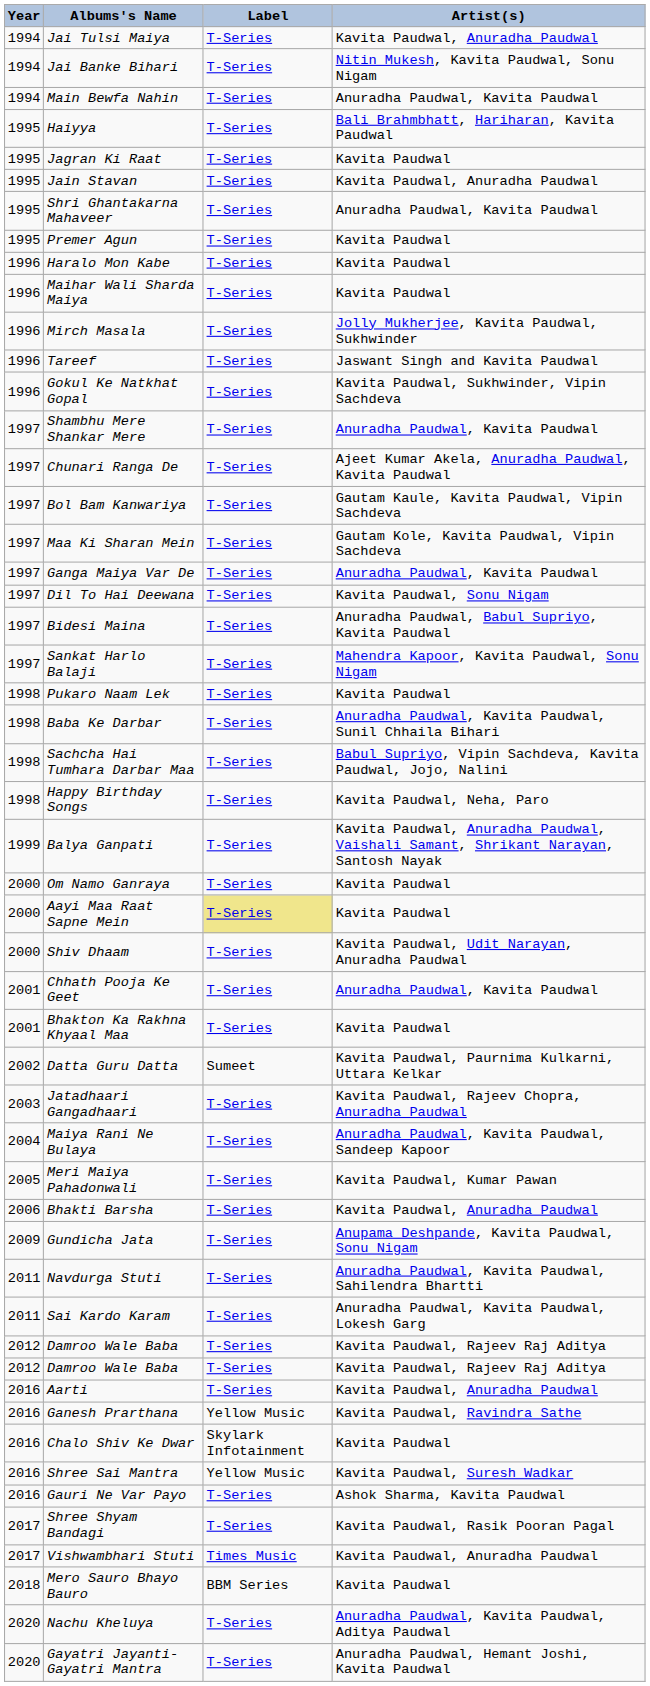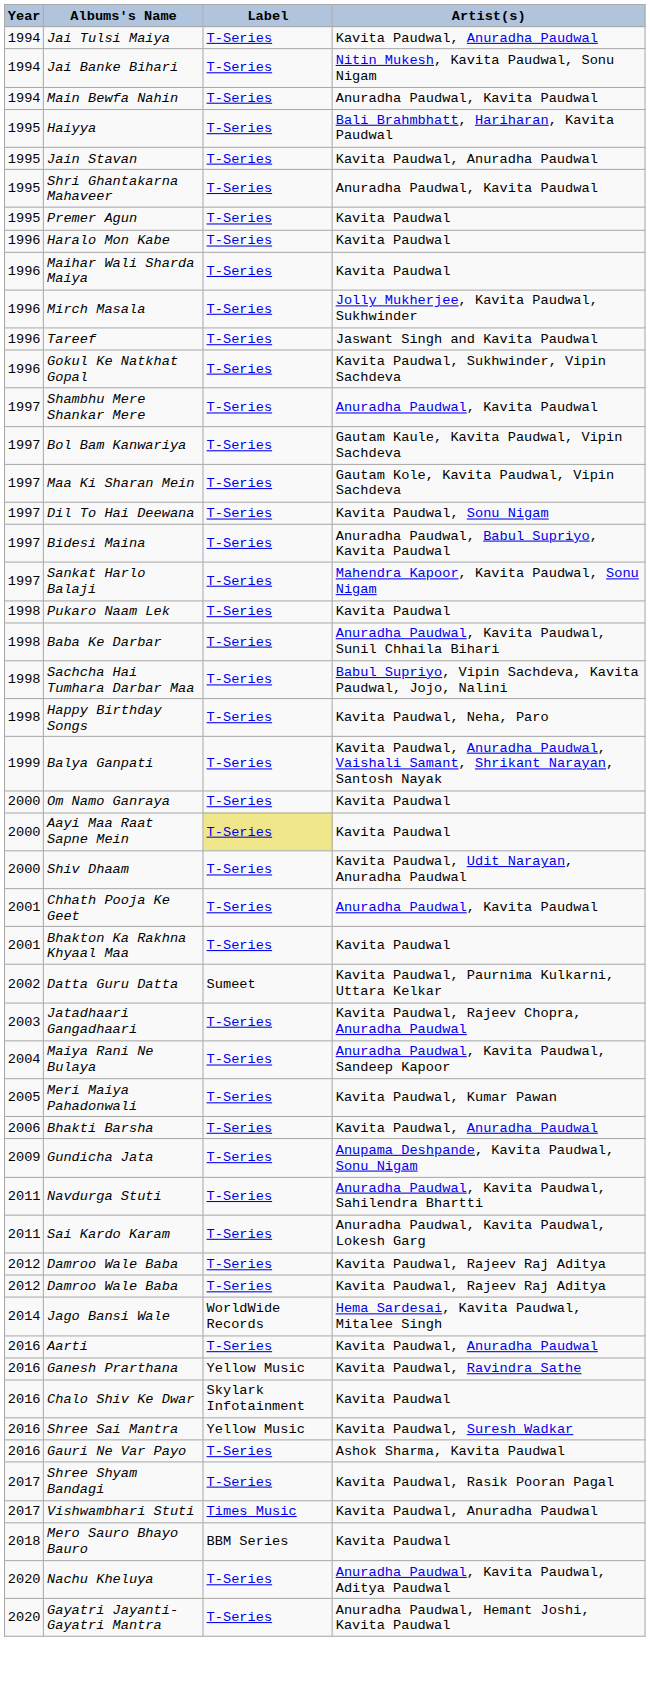- row: (104, 158)
- row: (113, 467)
- row: (121, 574)
+ row: (108, 1316)
